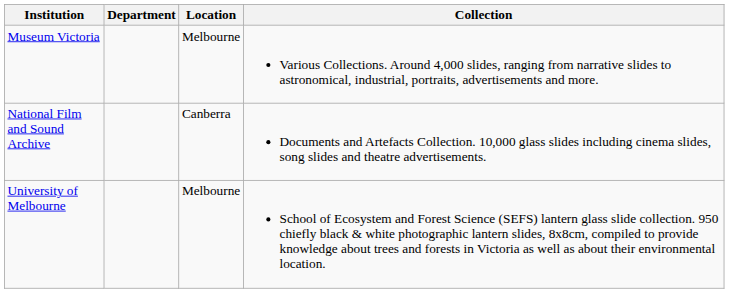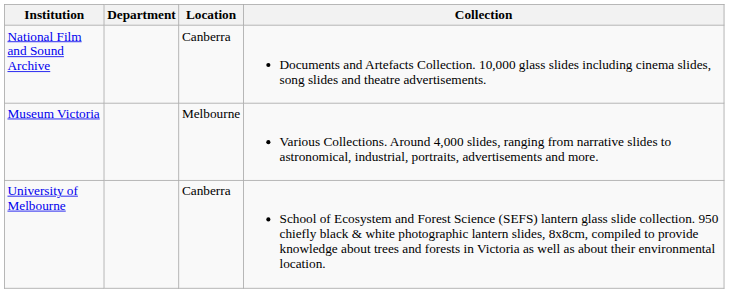rows swapped: (54, 36) <-> (45, 128)
(211, 191) Melbourne -> (206, 191) Canberra
